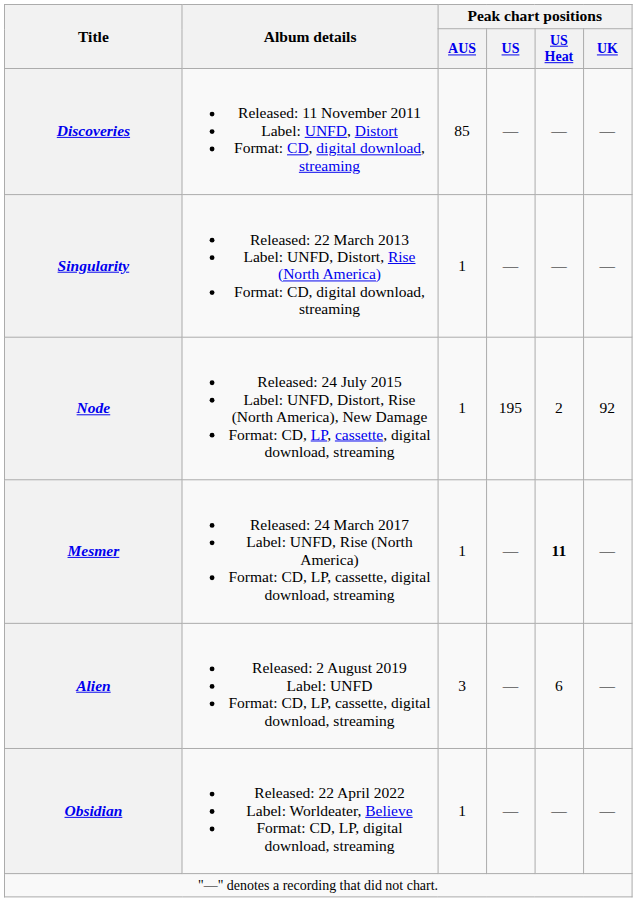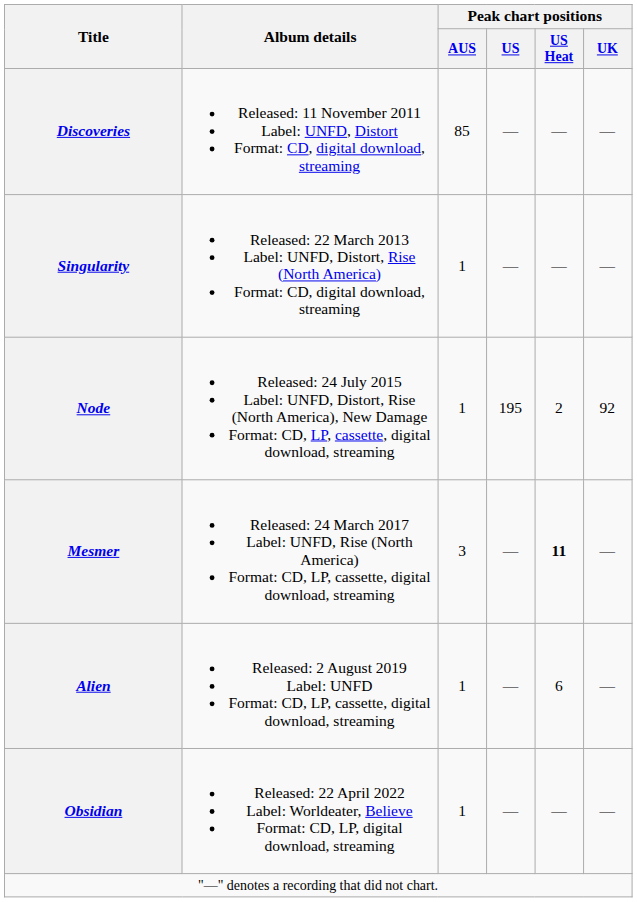(462, 551) 1 -> (462, 551) 3
(462, 685) 3 -> (462, 685) 1
